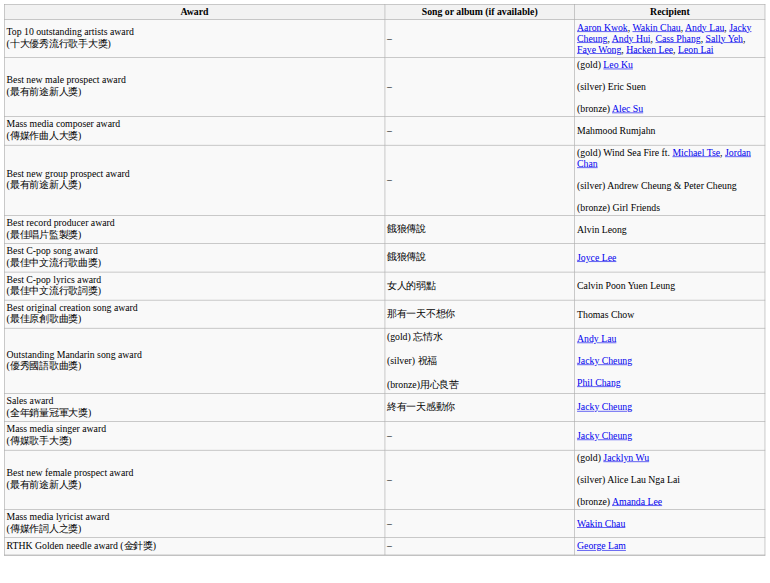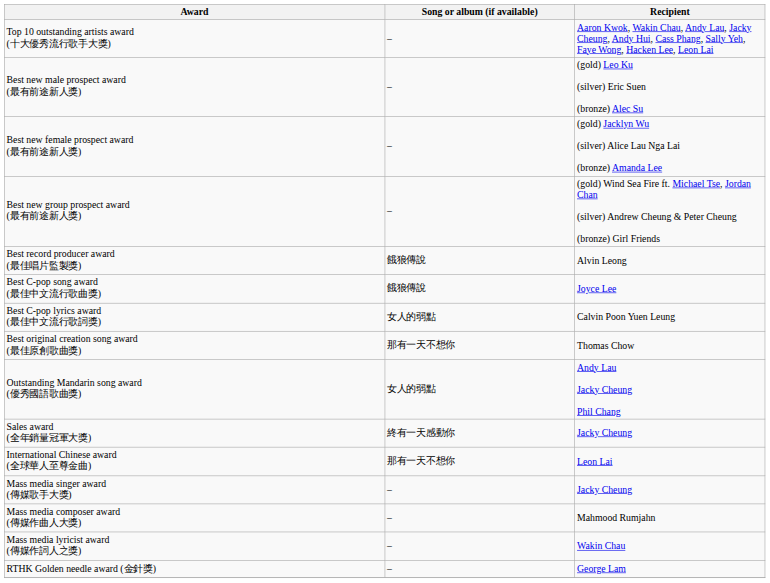rows swapped: (70, 479) <-> (63, 130)
(423, 360) (gold) 忘情水 (silver) 祝福 (bronze)用心良苦 -> (411, 389) 女人的弱點
+ row: (62, 460)
